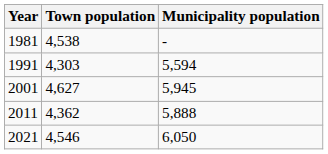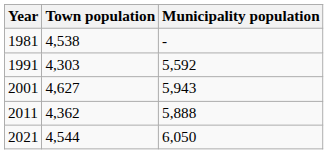(179, 64) 5,594 -> (179, 64) 5,592
(179, 88) 5,945 -> (179, 88) 5,943
(62, 137) 4,546 -> (62, 137) 4,544
